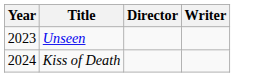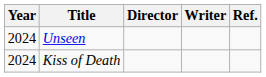+ column: (245, 15)
(22, 38) 2023 -> (22, 38) 2024
